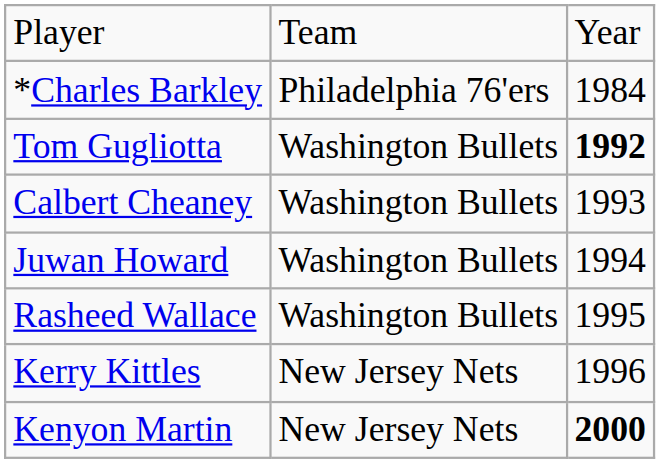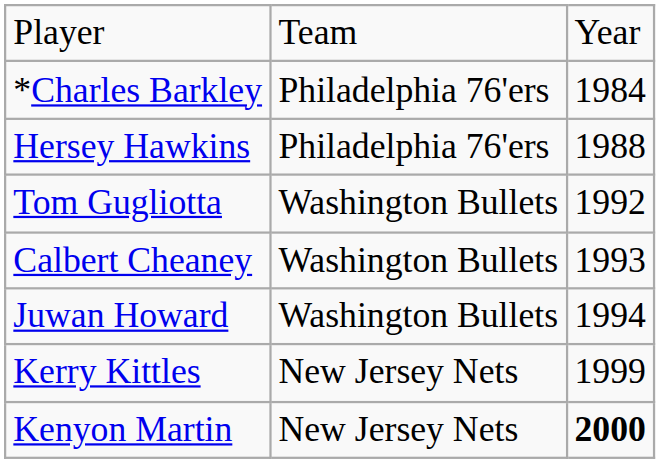+ row: (132, 145)
(610, 145) bold -> (610, 202) normal
- row: (135, 315)
(610, 372) 1996 -> (610, 372) 1999
